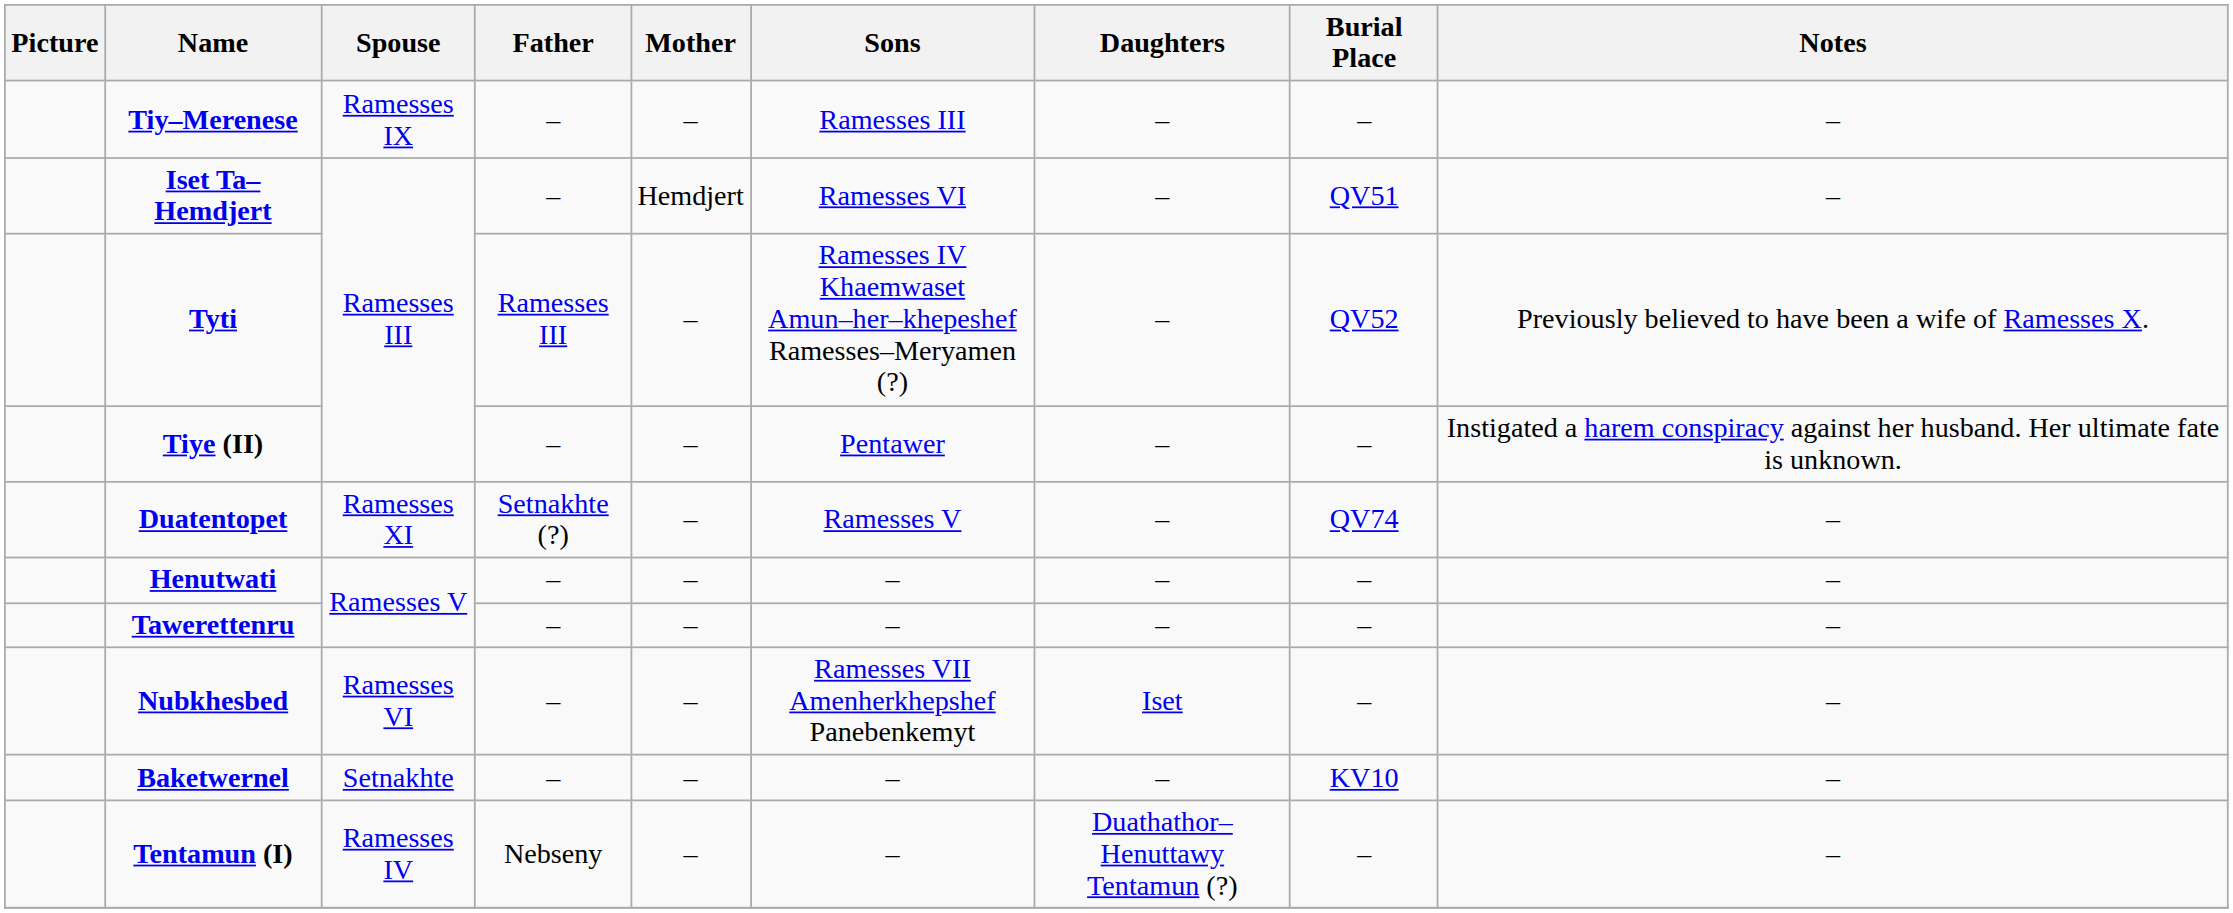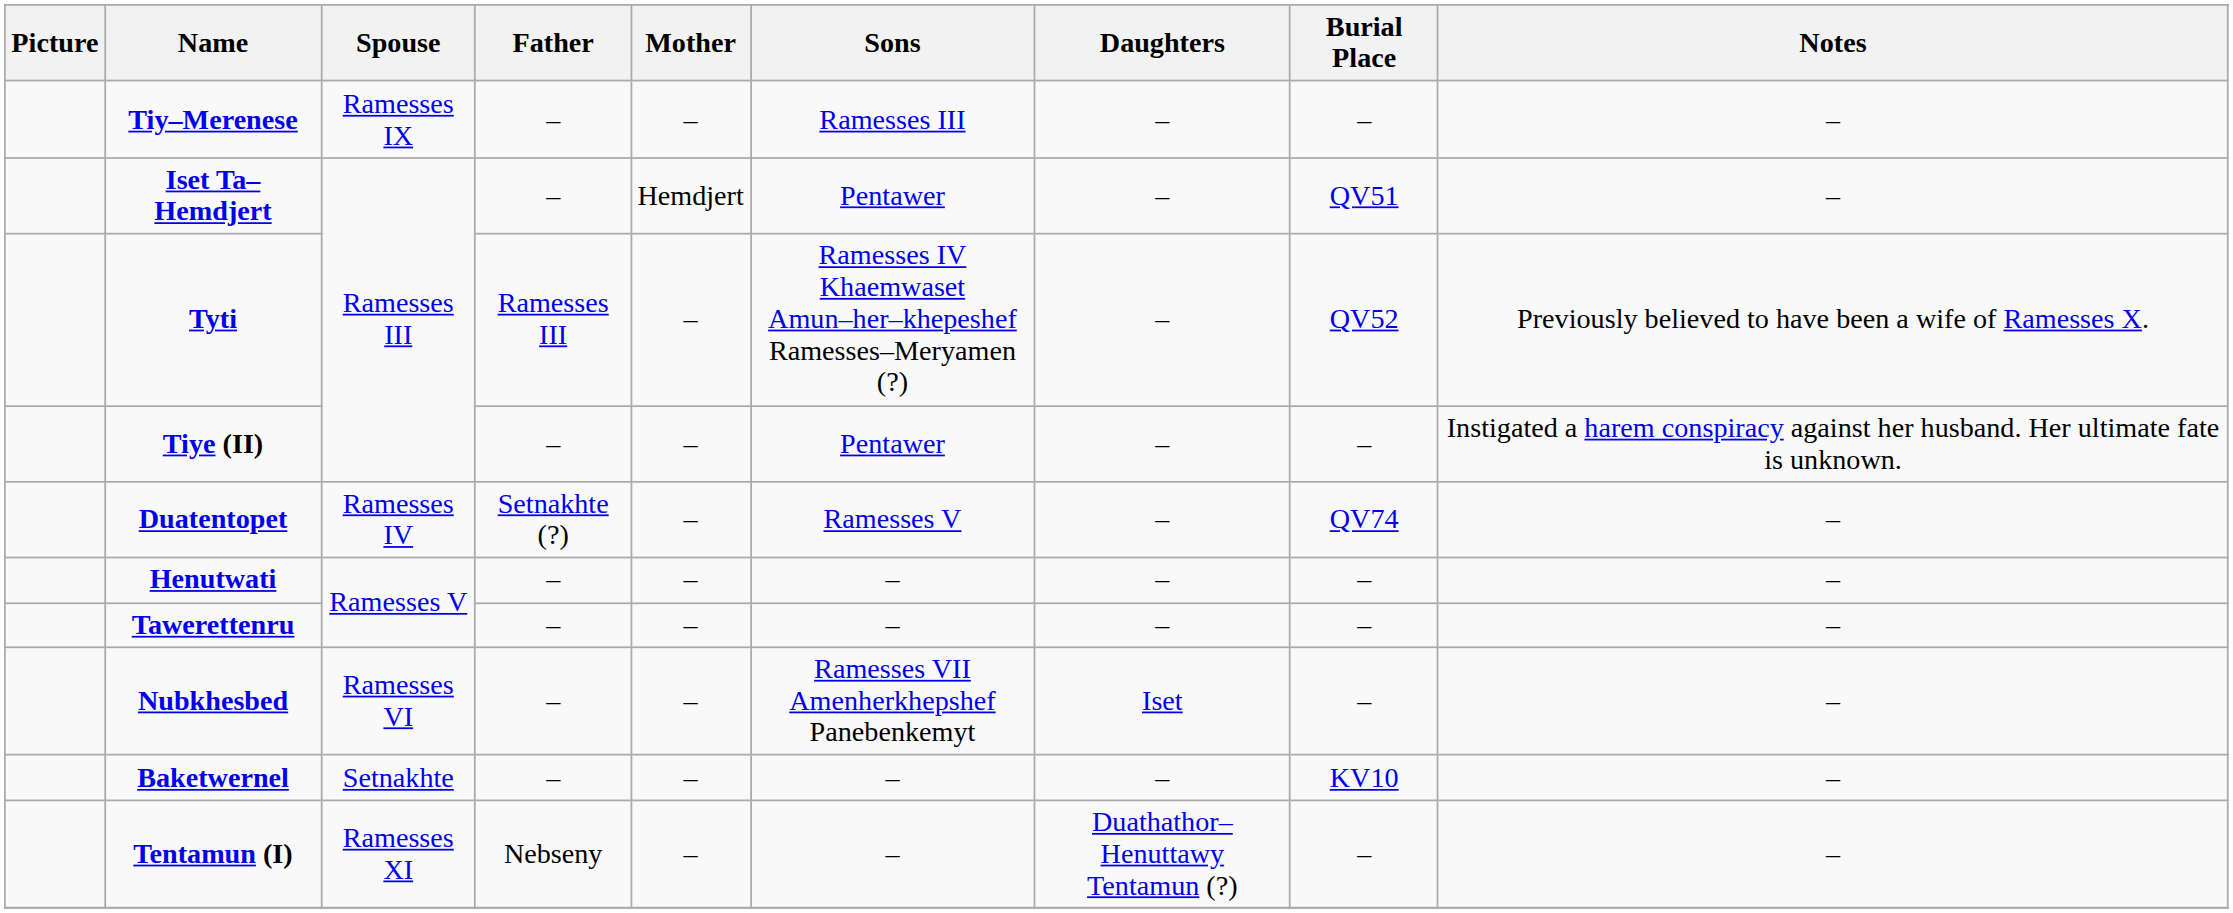(892, 195) Ramesses VI -> (892, 195) Pentawer
(398, 519) Ramesses XI -> (398, 519) Ramesses IV
(398, 853) Ramesses IV -> (398, 853) Ramesses XI
